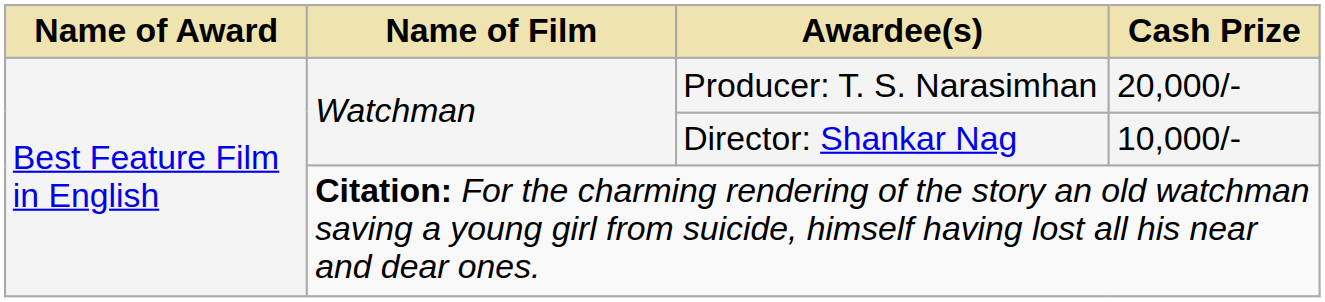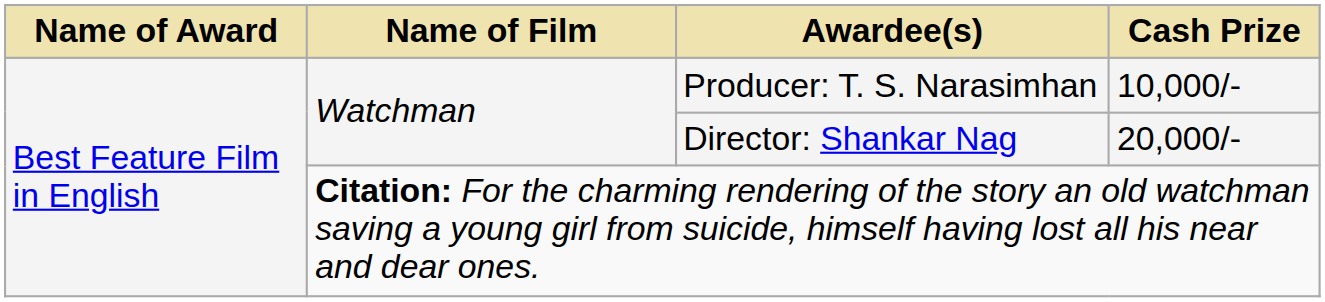(1179, 84) 20,000/- -> (1179, 84) 10,000/-
(1179, 138) 10,000/- -> (1179, 138) 20,000/-
